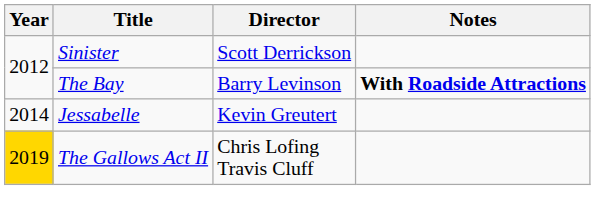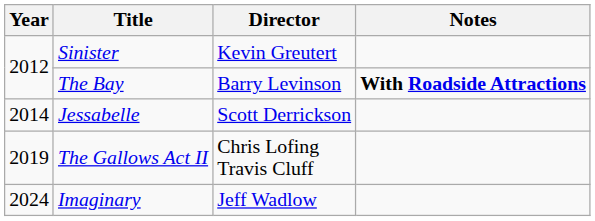(284, 51) Scott Derrickson -> (277, 51) Kevin Greutert
(277, 114) Kevin Greutert -> (284, 114) Scott Derrickson
(29, 157) gold background -> (29, 157) no background
+ row: (99, 199)
